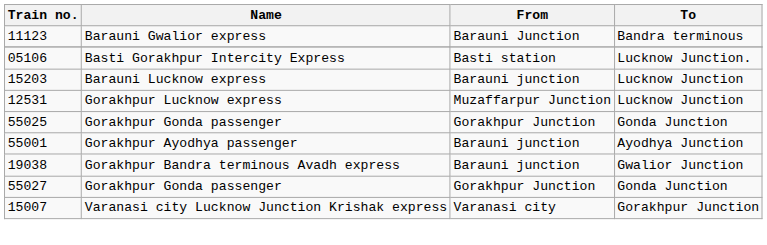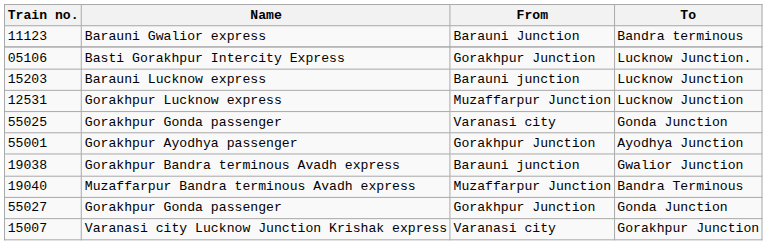(505, 58) Basti station -> (524, 58) Gorakhpur Junction
(524, 122) Gorakhpur Junction -> (505, 122) Varanasi city
(517, 144) Barauni junction -> (524, 144) Gorakhpur Junction
+ row: (27, 186)
